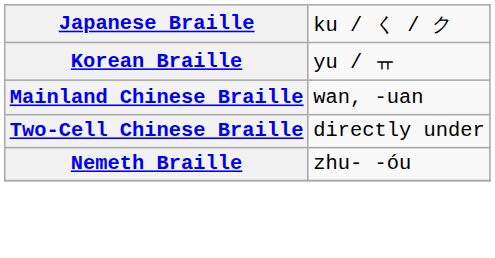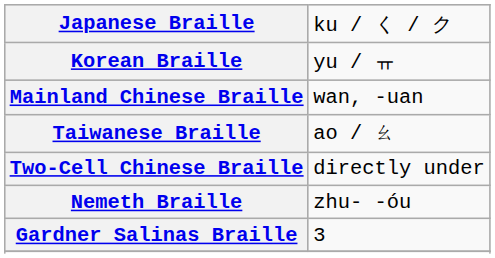+ row: (157, 133)
+ row: (157, 235)
